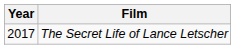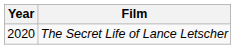(21, 34) 2017 -> (21, 34) 2020
